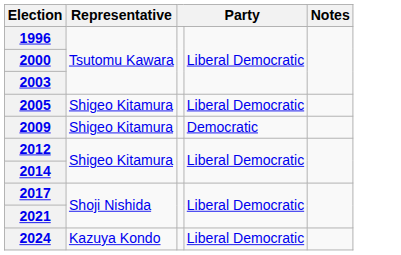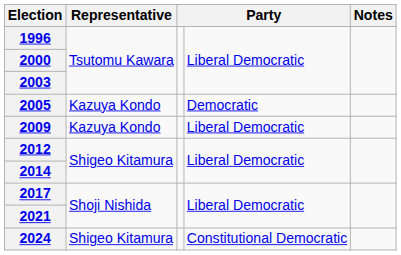(121, 104) Shigeo Kitamura -> (115, 104) Kazuya Kondo
(245, 104) Liberal Democratic -> (222, 104) Democratic
(121, 127) Shigeo Kitamura -> (115, 127) Kazuya Kondo
(222, 127) Democratic -> (245, 127) Liberal Democratic
(115, 238) Kazuya Kondo -> (121, 238) Shigeo Kitamura
(245, 238) Liberal Democratic -> (267, 238) Constitutional Democratic
